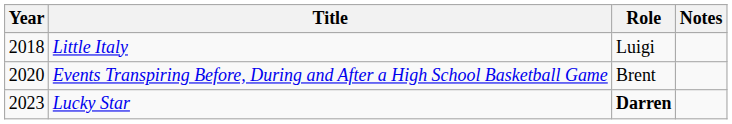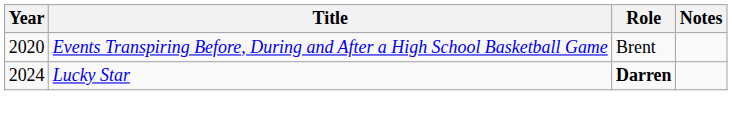- row: (90, 47)
(27, 103) 2023 -> (27, 75) 2024
